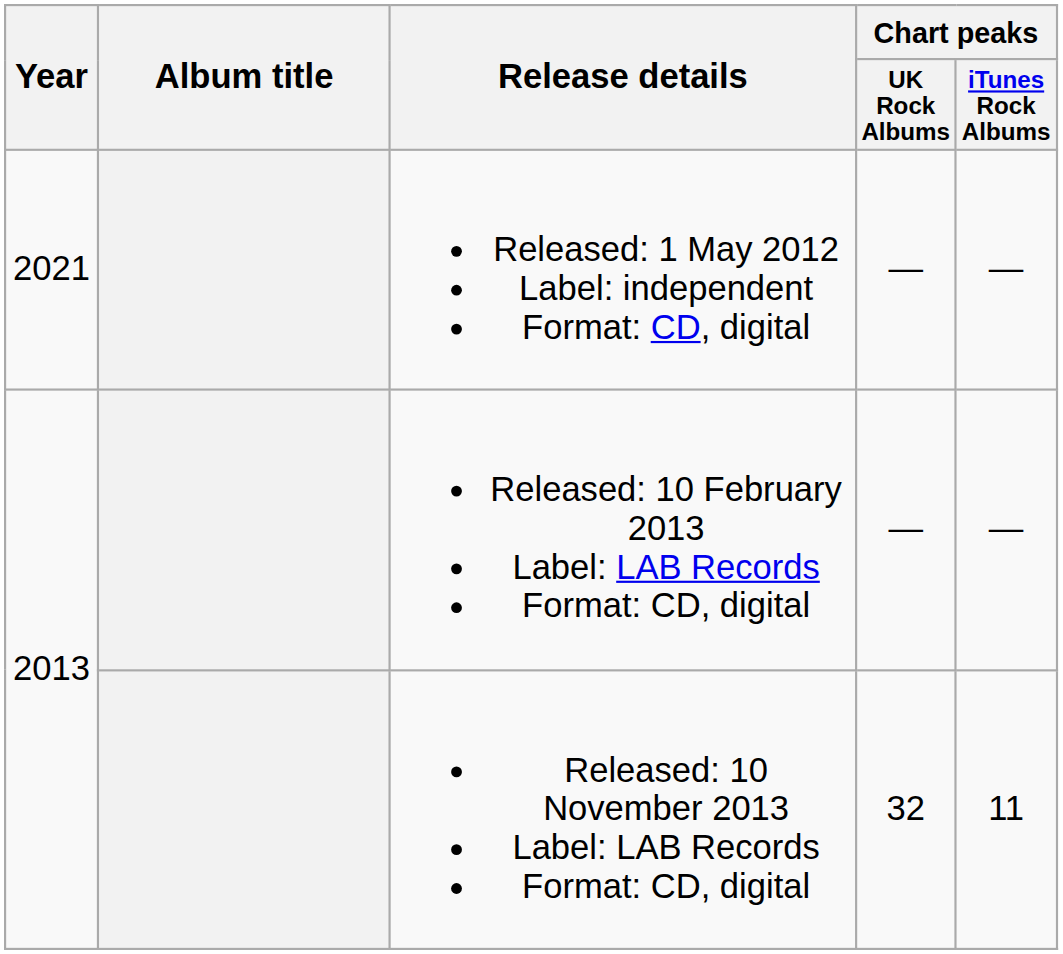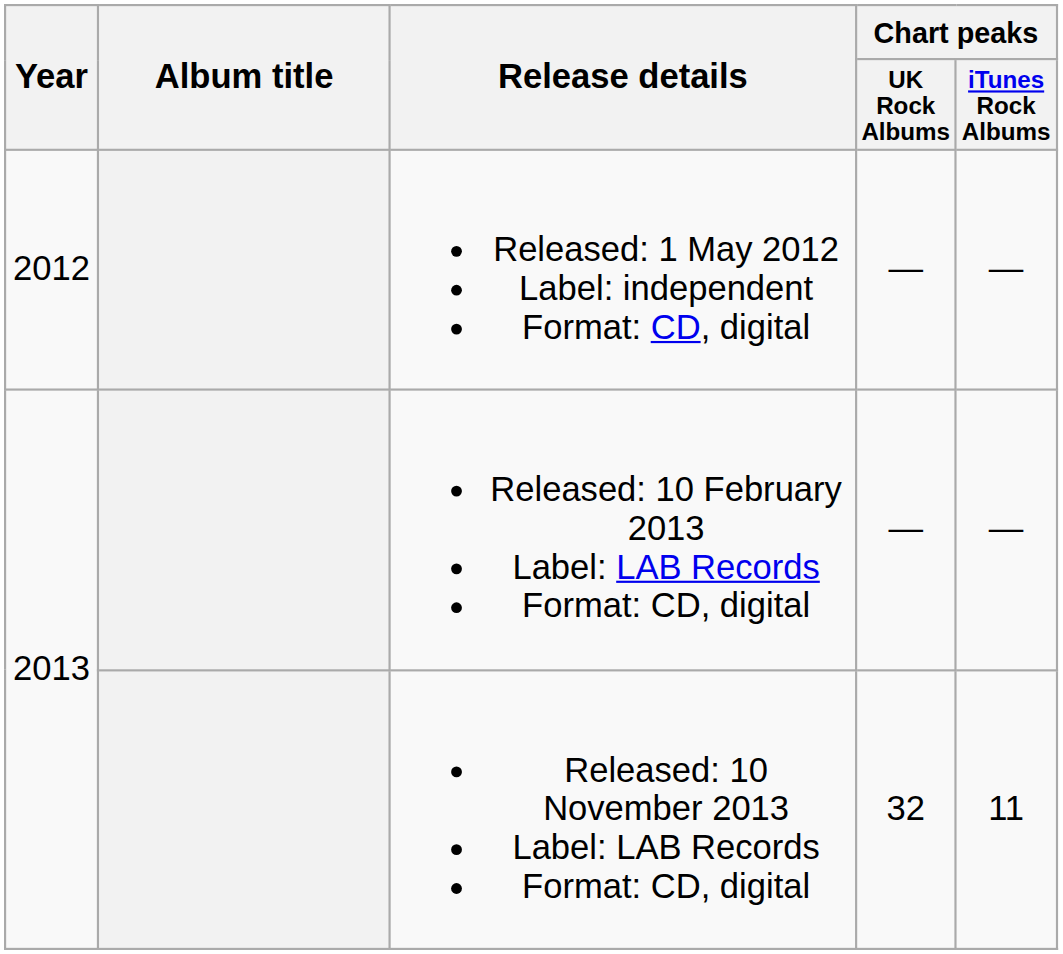(51, 269) 2021 -> (51, 269) 2012
